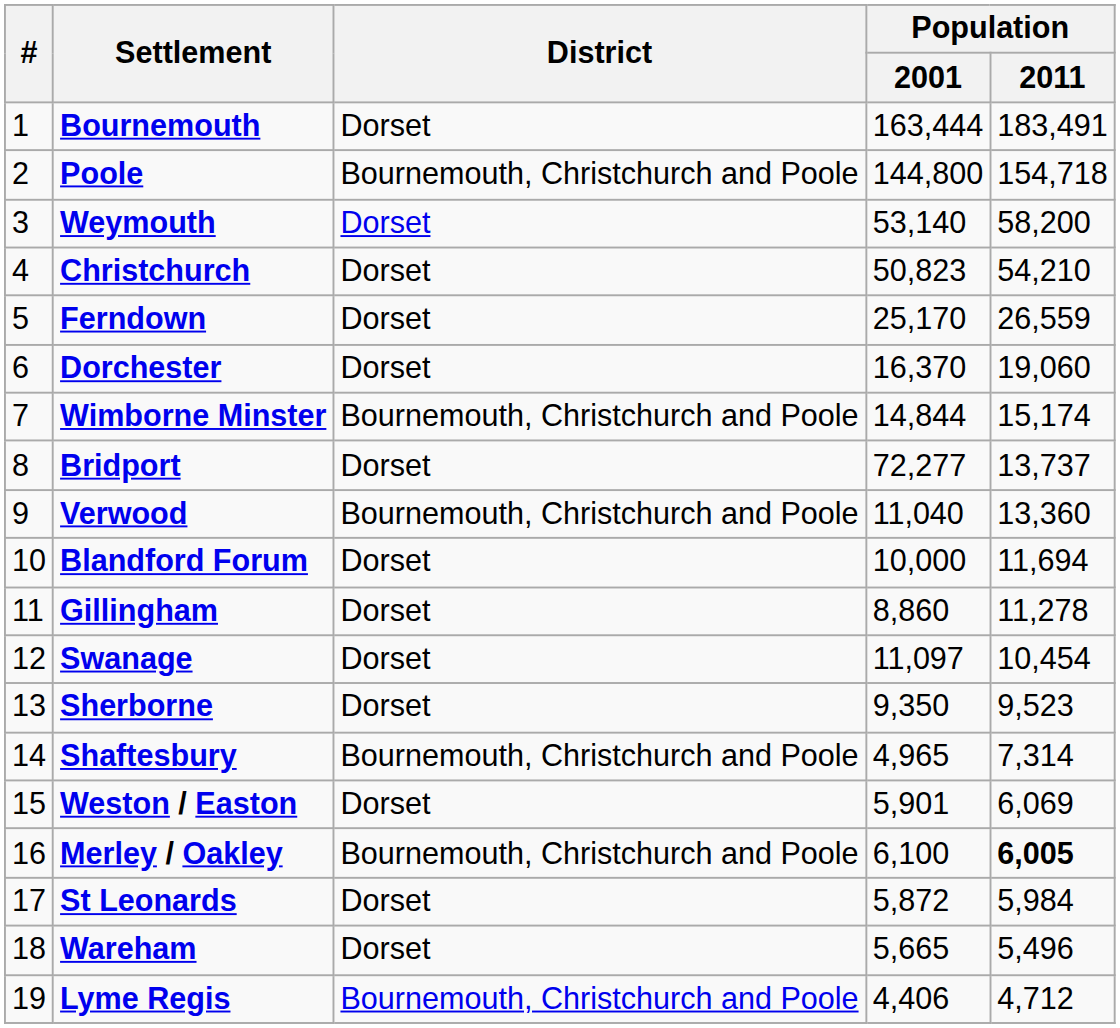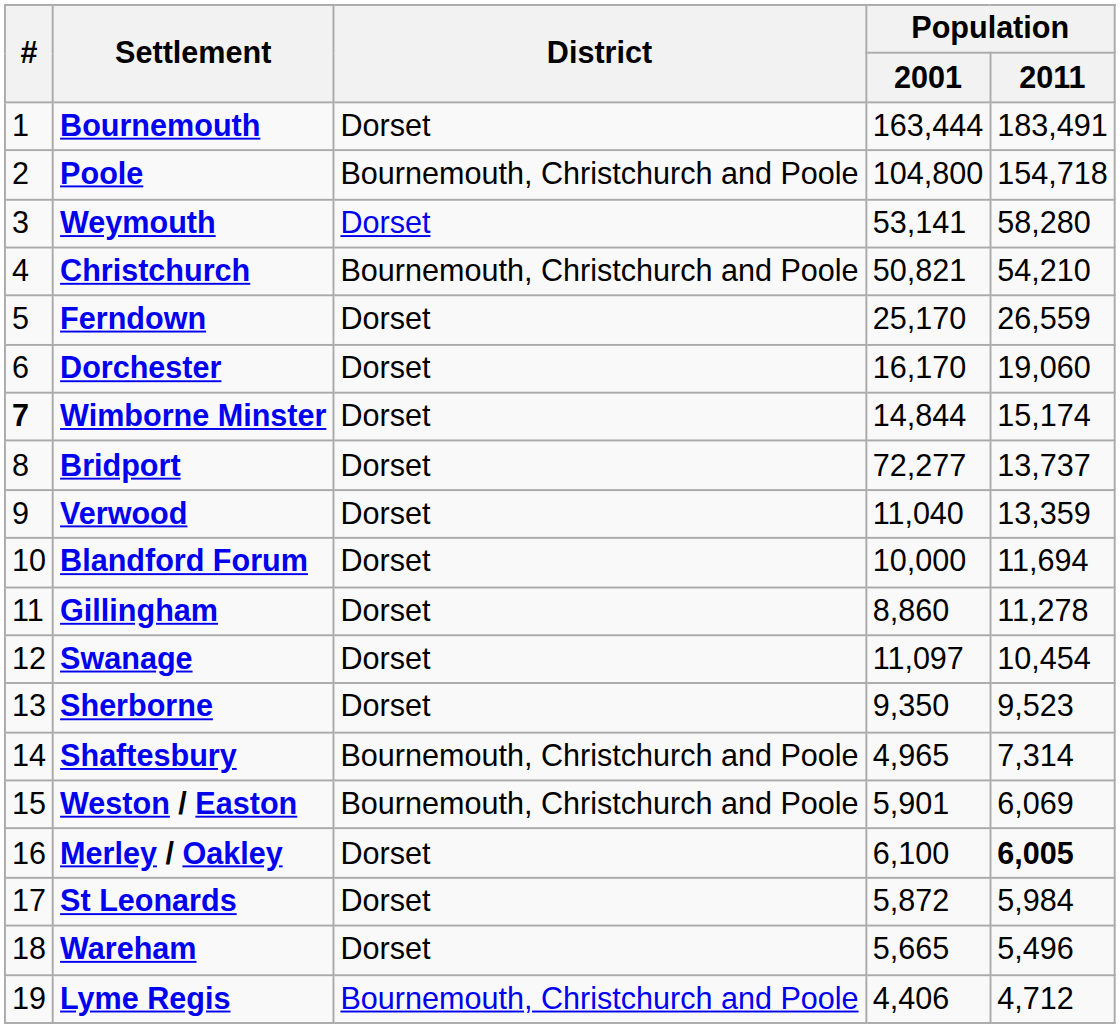(928, 174) 144,800 -> (928, 174) 104,800
(919, 222) 53,140 -> (919, 222) 53,141
(1044, 222) 58,200 -> (1044, 222) 58,280
(385, 271) Dorset -> (600, 271) Bournemouth, Christchurch and Poole
(919, 271) 50,823 -> (919, 271) 50,821
(919, 367) 16,370 -> (919, 367) 16,170
(21, 416) normal -> (21, 416) bold
(600, 416) Bournemouth, Christchurch and Poole -> (385, 416) Dorset
(600, 513) Bournemouth, Christchurch and Poole -> (385, 513) Dorset
(1044, 513) 13,360 -> (1044, 513) 13,359
(385, 804) Dorset -> (600, 804) Bournemouth, Christchurch and Poole
(600, 852) Bournemouth, Christchurch and Poole -> (385, 852) Dorset
